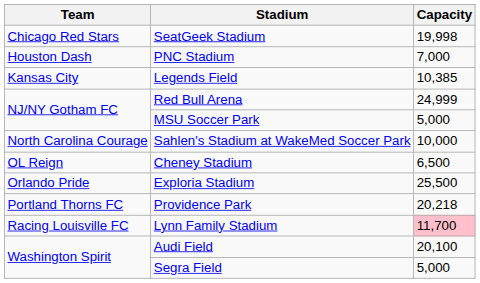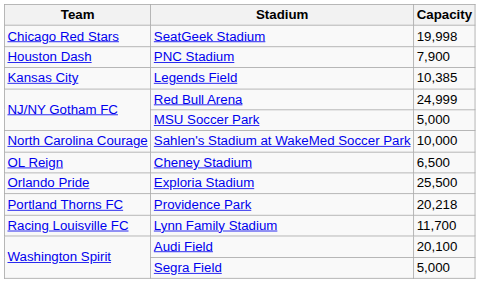(433, 57) 7,000 -> (433, 57) 7,900
(436, 225) pink background -> (436, 225) no background
